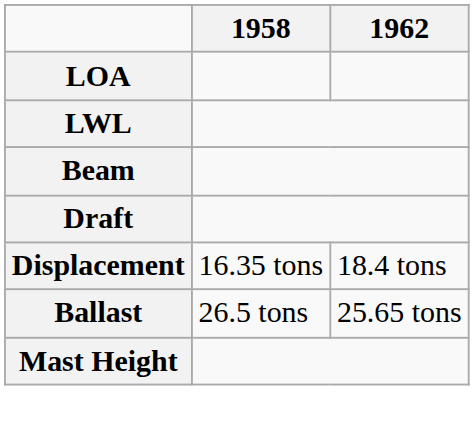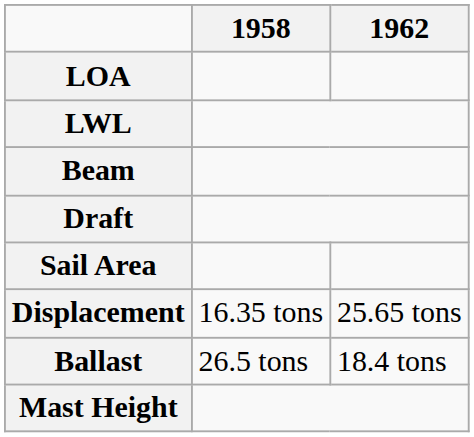+ row: (98, 265)
(392, 265) 18.4 tons -> (399, 312) 25.65 tons
(399, 312) 25.65 tons -> (392, 360) 18.4 tons
